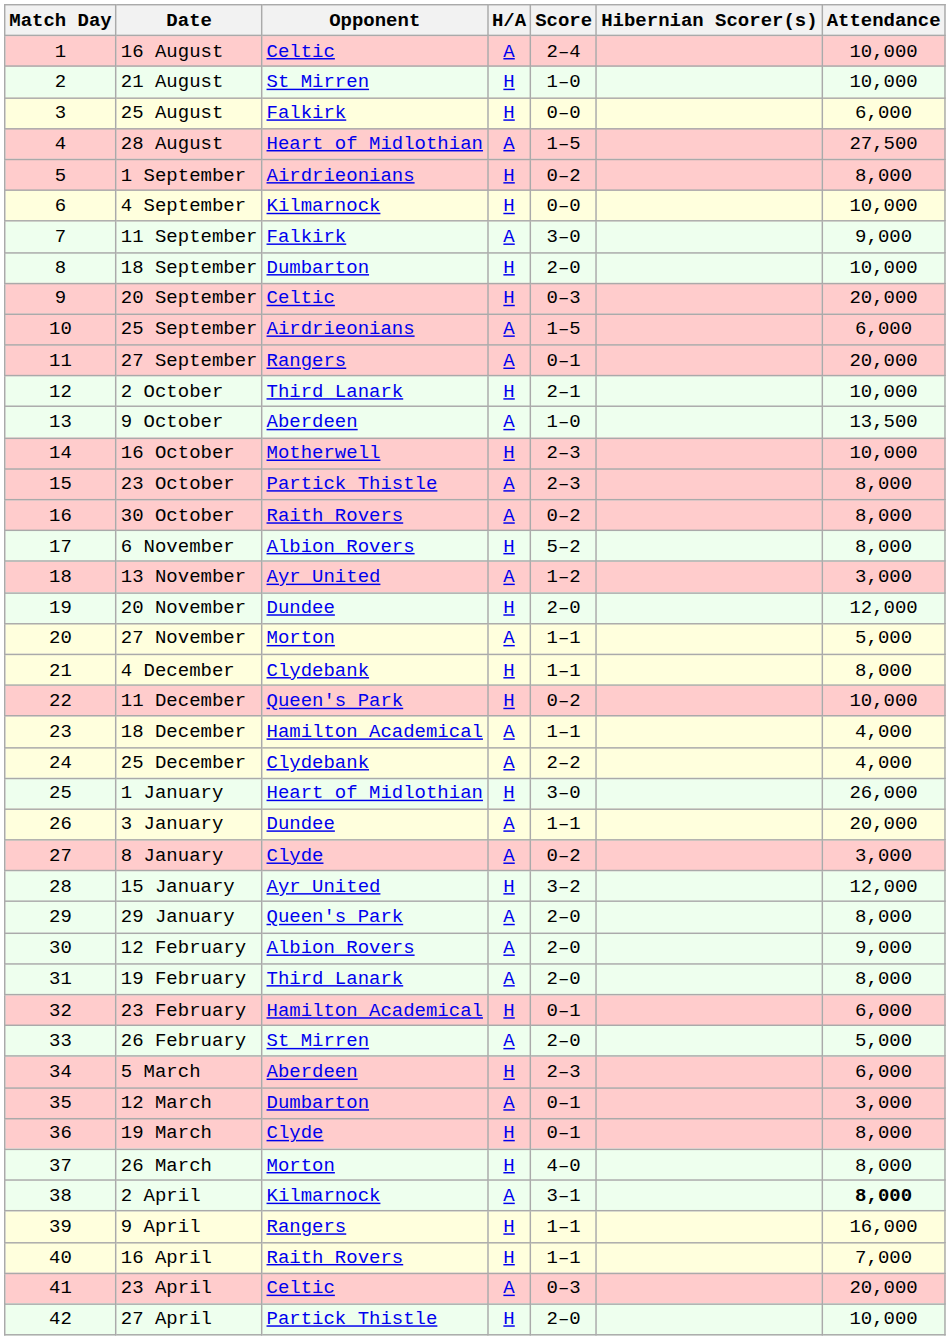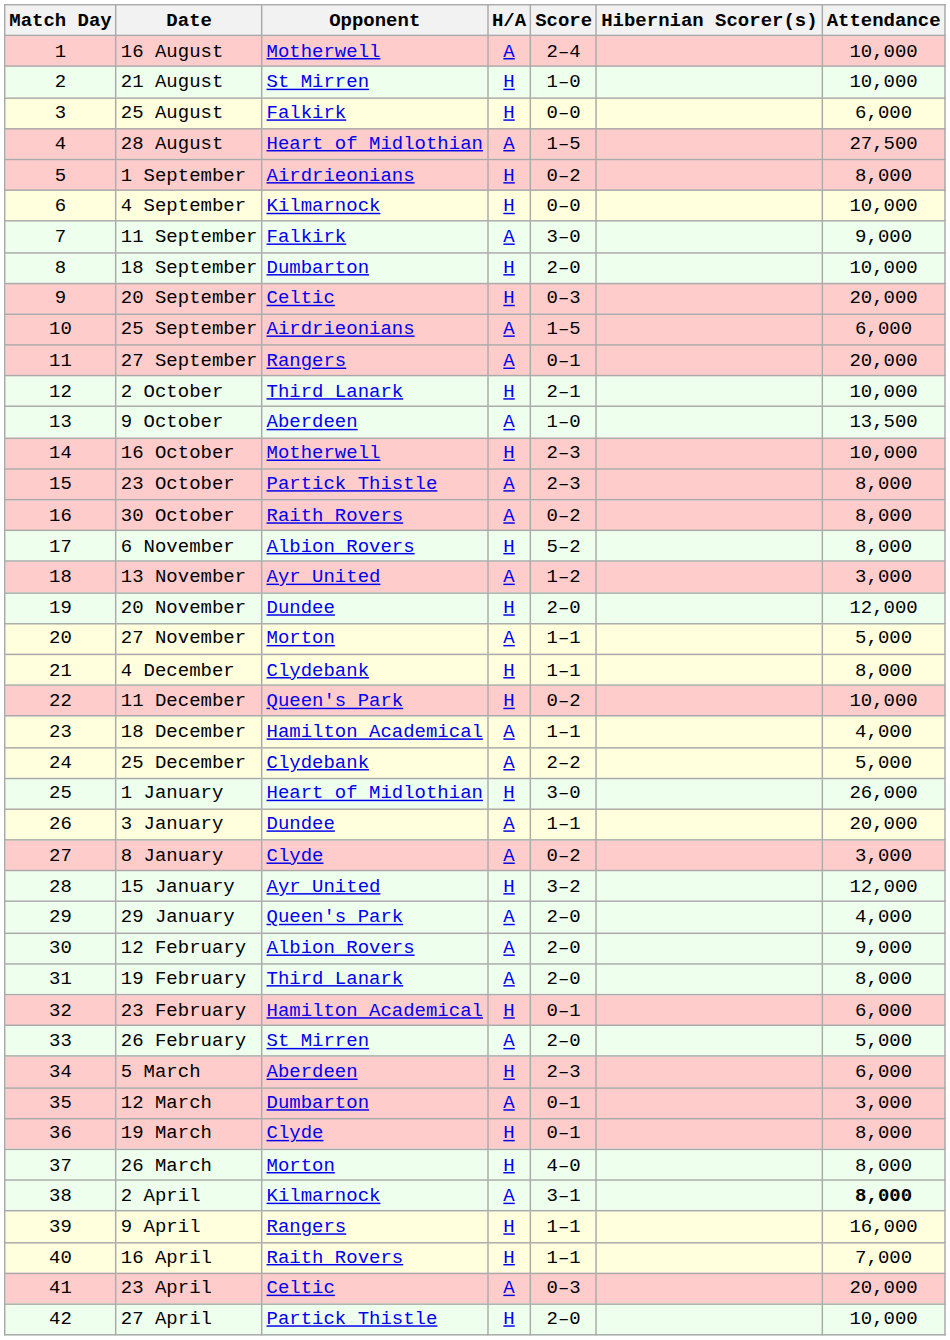(301, 51) Celtic -> (323, 51) Motherwell
(884, 763) 4,000 -> (884, 763) 5,000
(884, 917) 8,000 -> (884, 917) 4,000
